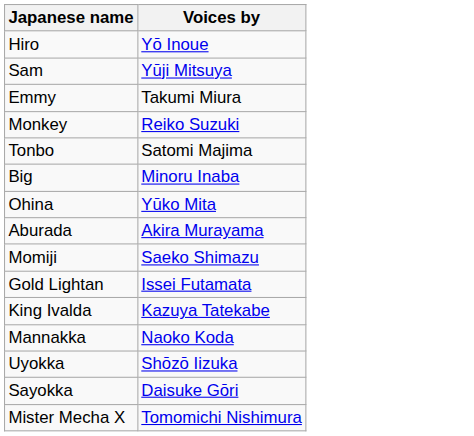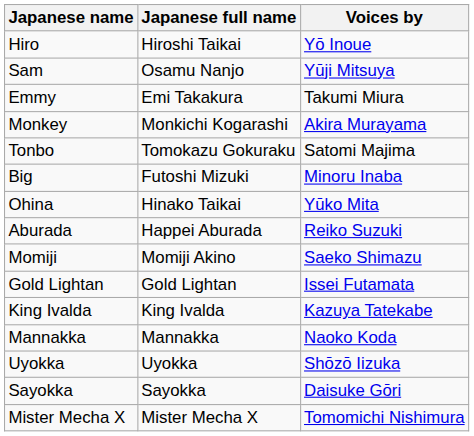+ column: (219, 17)
(190, 124) Reiko Suzuki -> (365, 124) Akira Murayama
(202, 230) Akira Murayama -> (353, 230) Reiko Suzuki
